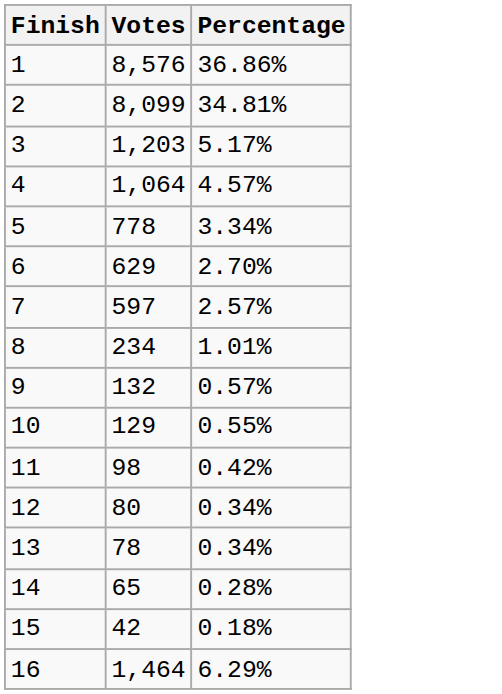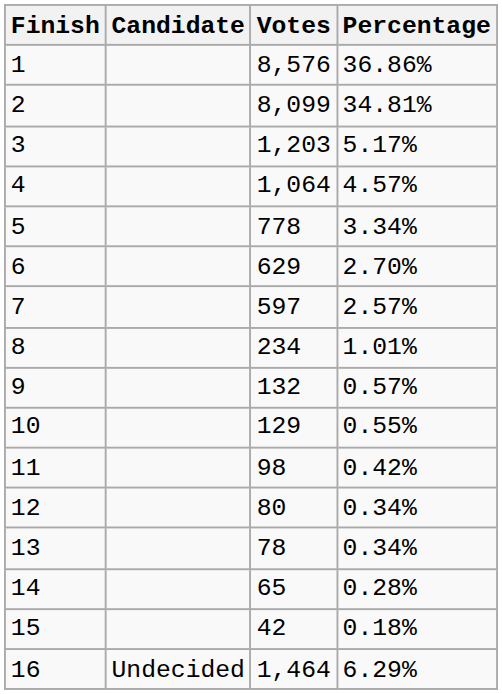+ column: (178, 25)
